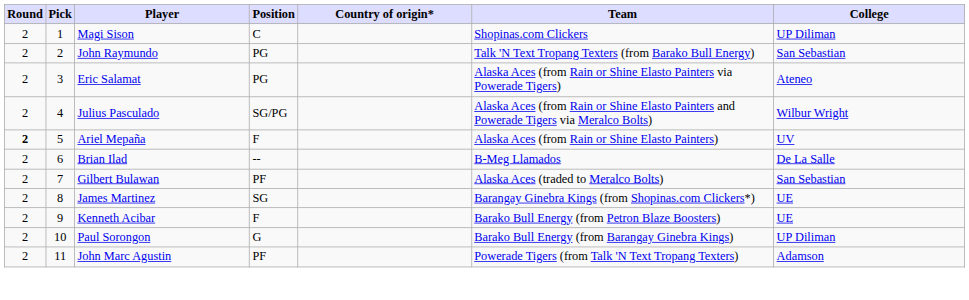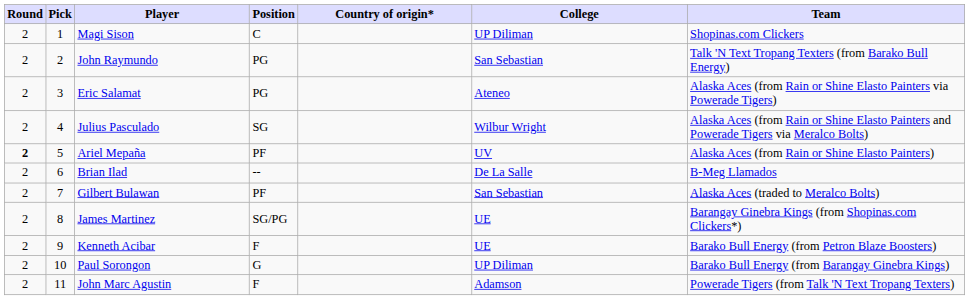columns swapped: (623, 14) <-> (869, 14)
(270, 113) SG/PG -> (260, 127) SG
(256, 139) F -> (259, 153) PF
(260, 198) SG -> (270, 219) SG/PG
(259, 256) PF -> (256, 284) F
